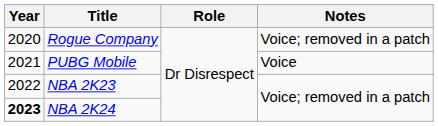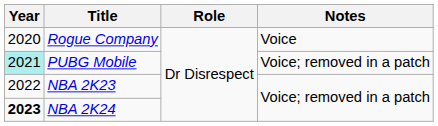(345, 39) Voice; removed in a patch -> (279, 39) Voice
(24, 62) no background -> (24, 62) paleturquoise background
(279, 62) Voice -> (345, 62) Voice; removed in a patch
